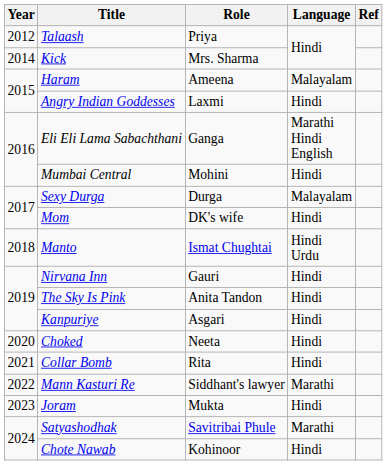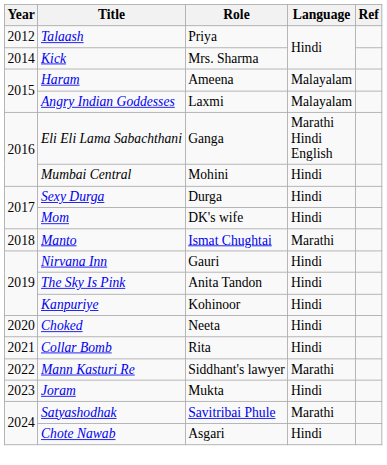(306, 101) Hindi -> (322, 101) Malayalam
(322, 196) Malayalam -> (306, 196) Hindi
(306, 247) Hindi Urdu -> (313, 240) Marathi
(206, 320) Asgari -> (214, 304) Kohinoor
(214, 449) Kohinoor -> (206, 434) Asgari
